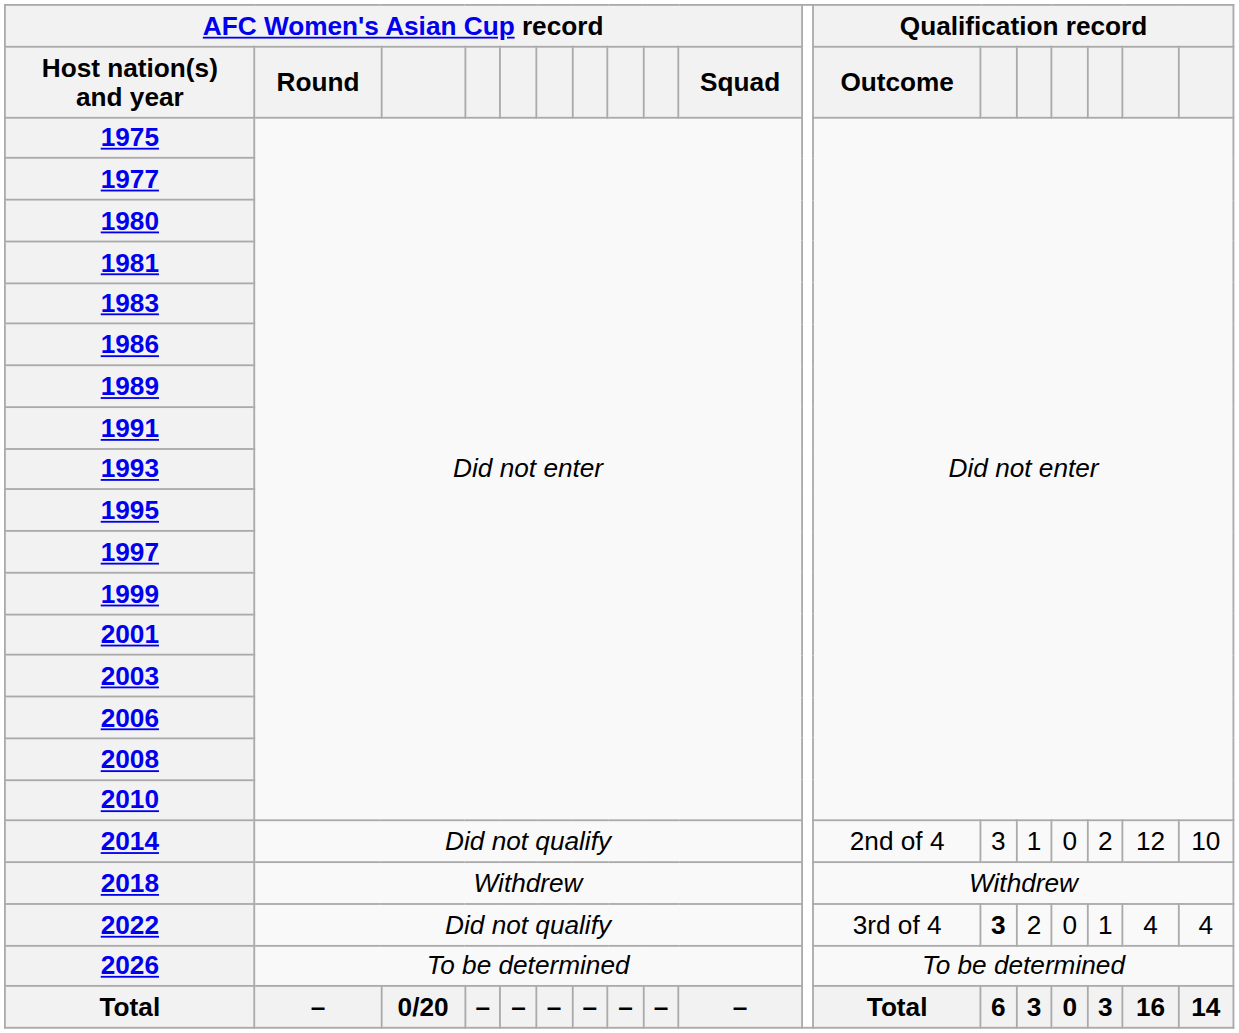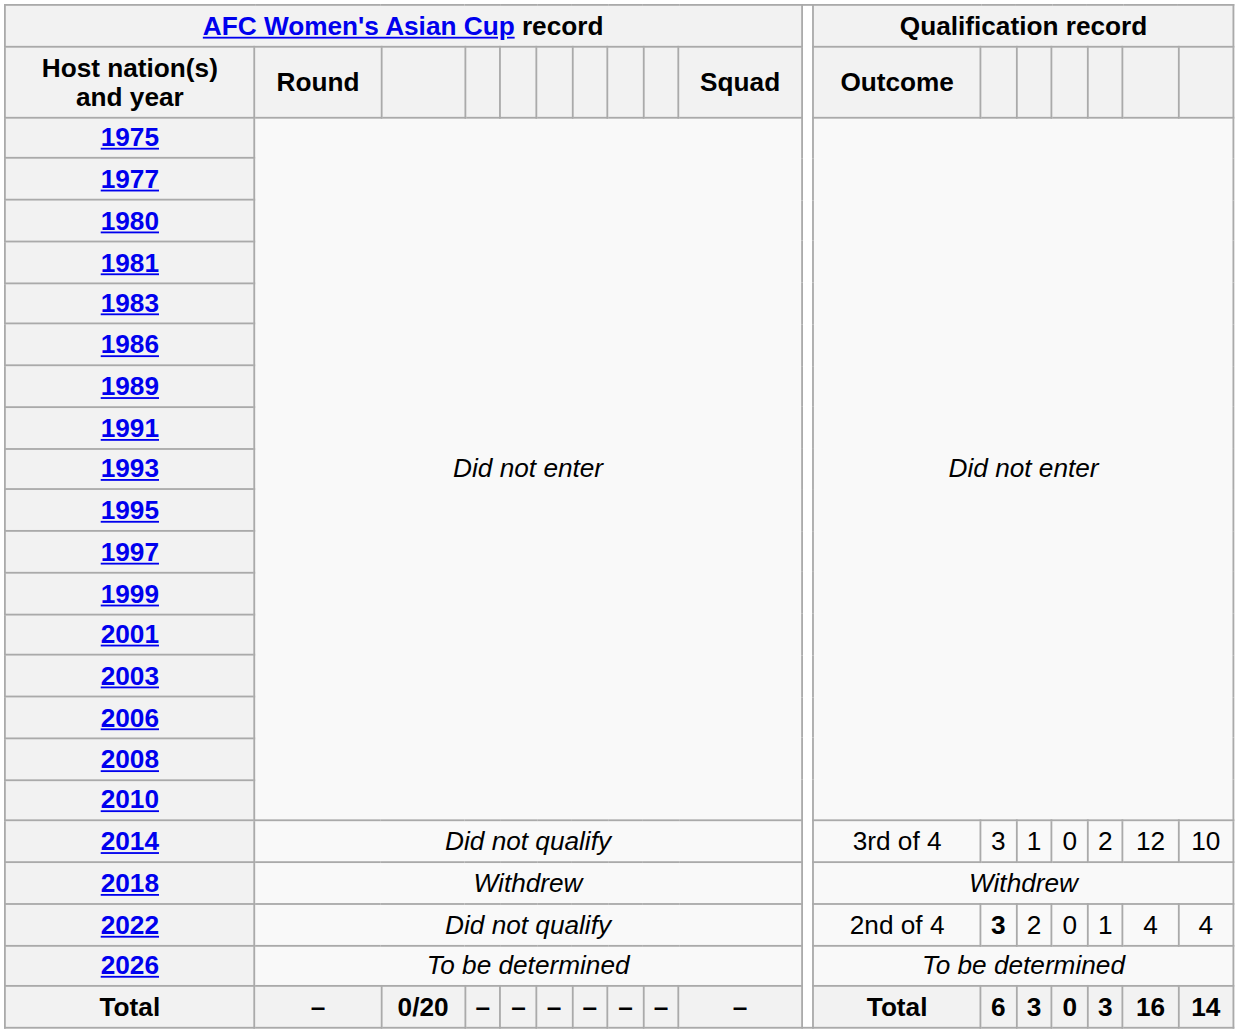(897, 842) 2nd of 4 -> (897, 842) 3rd of 4
(897, 925) 3rd of 4 -> (897, 925) 2nd of 4
